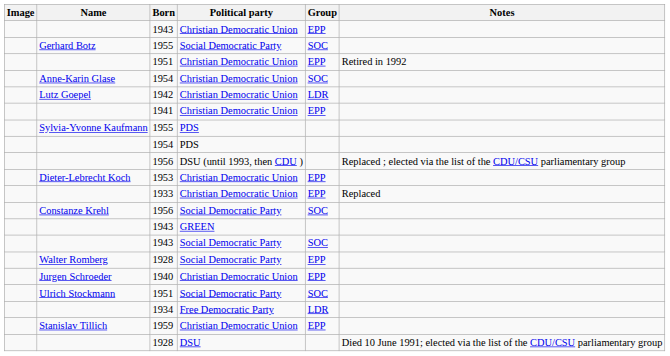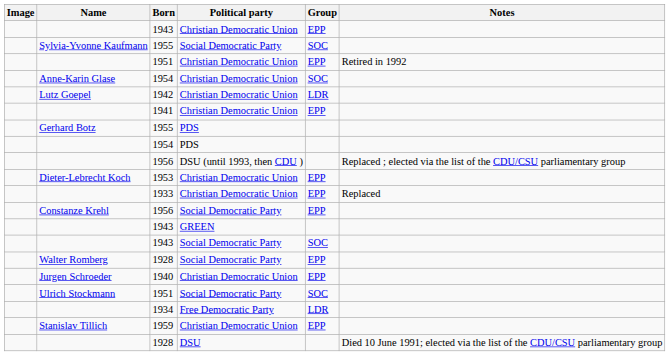(67, 45) Gerhard Botz -> (93, 45) Sylvia-Yvonne Kaufmann
(93, 128) Sylvia-Yvonne Kaufmann -> (67, 128) Gerhard Botz
(318, 210) SOC -> (317, 210) EPP
